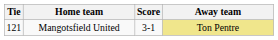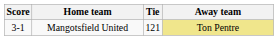columns swapped: (14, 12) <-> (149, 12)
